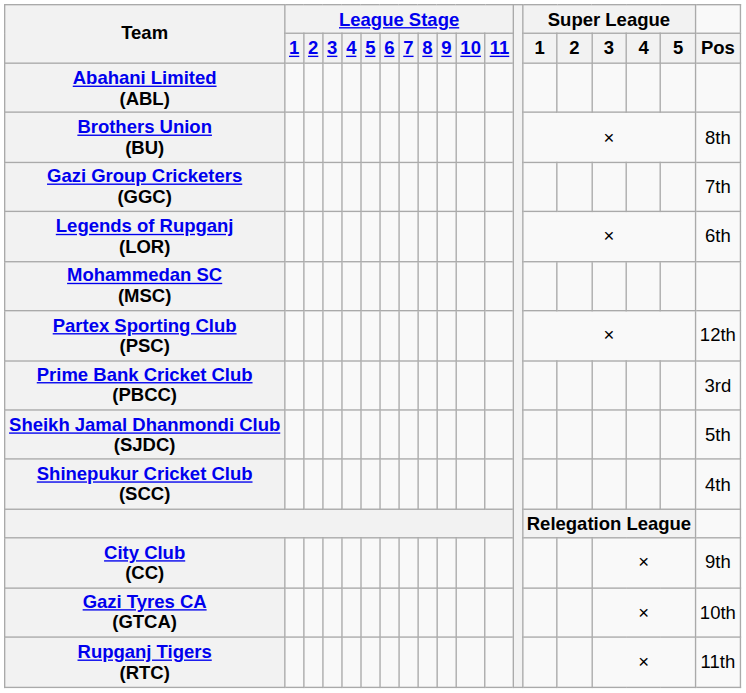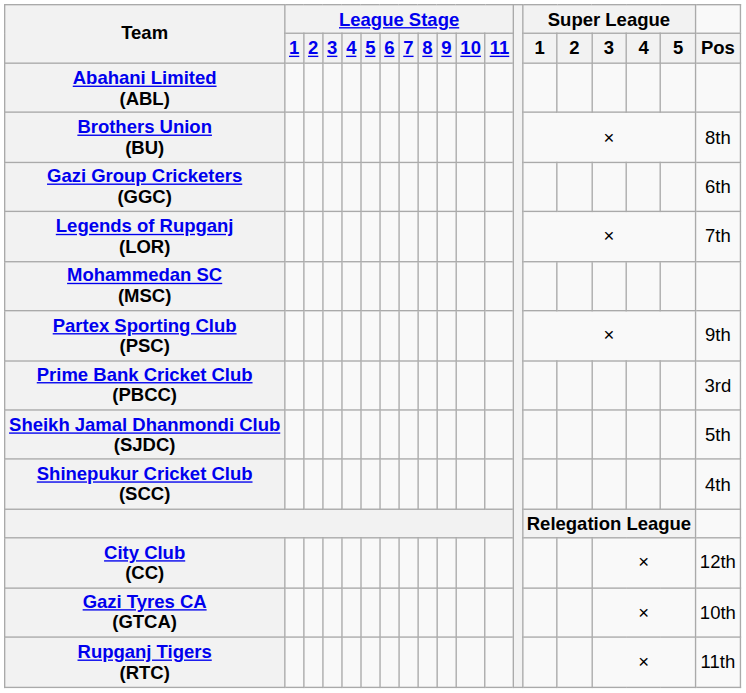(718, 186) 7th -> (718, 186) 6th
(718, 236) 6th -> (718, 236) 7th
(718, 335) 12th -> (718, 335) 9th
(718, 563) 9th -> (718, 563) 12th
